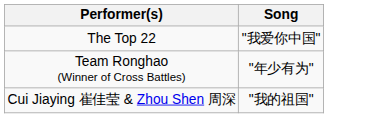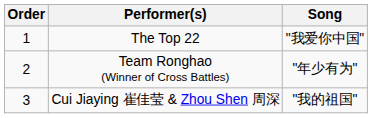+ column: (26, 15)
